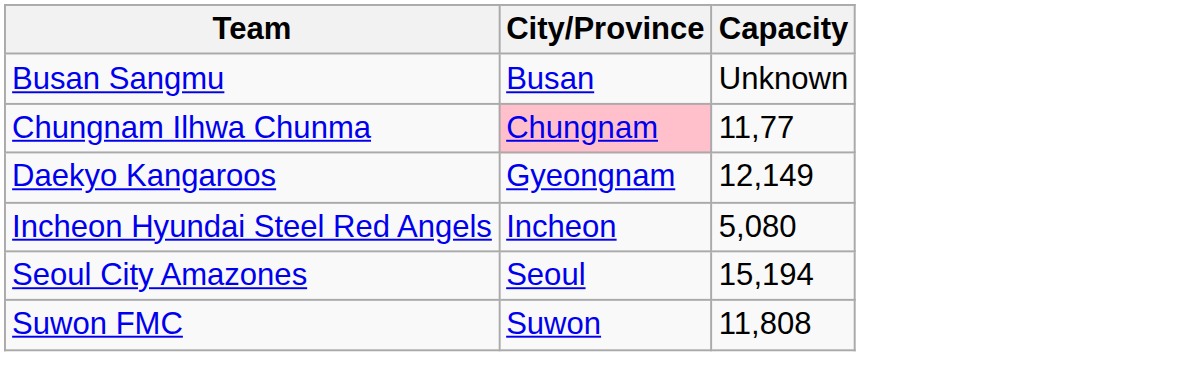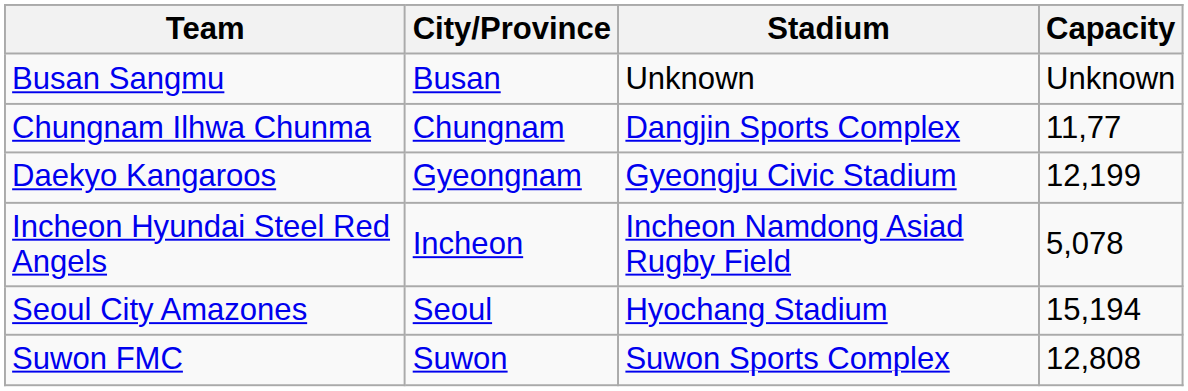+ column: (829, 29)
(582, 127) pink background -> (489, 127) no background
(766, 176) 12,149 -> (1093, 176) 12,199
(758, 226) 5,080 -> (1085, 243) 5,078
(765, 324) 11,808 -> (1093, 359) 12,808
